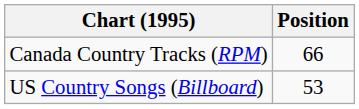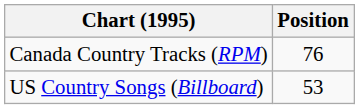(313, 53) 66 -> (313, 53) 76
